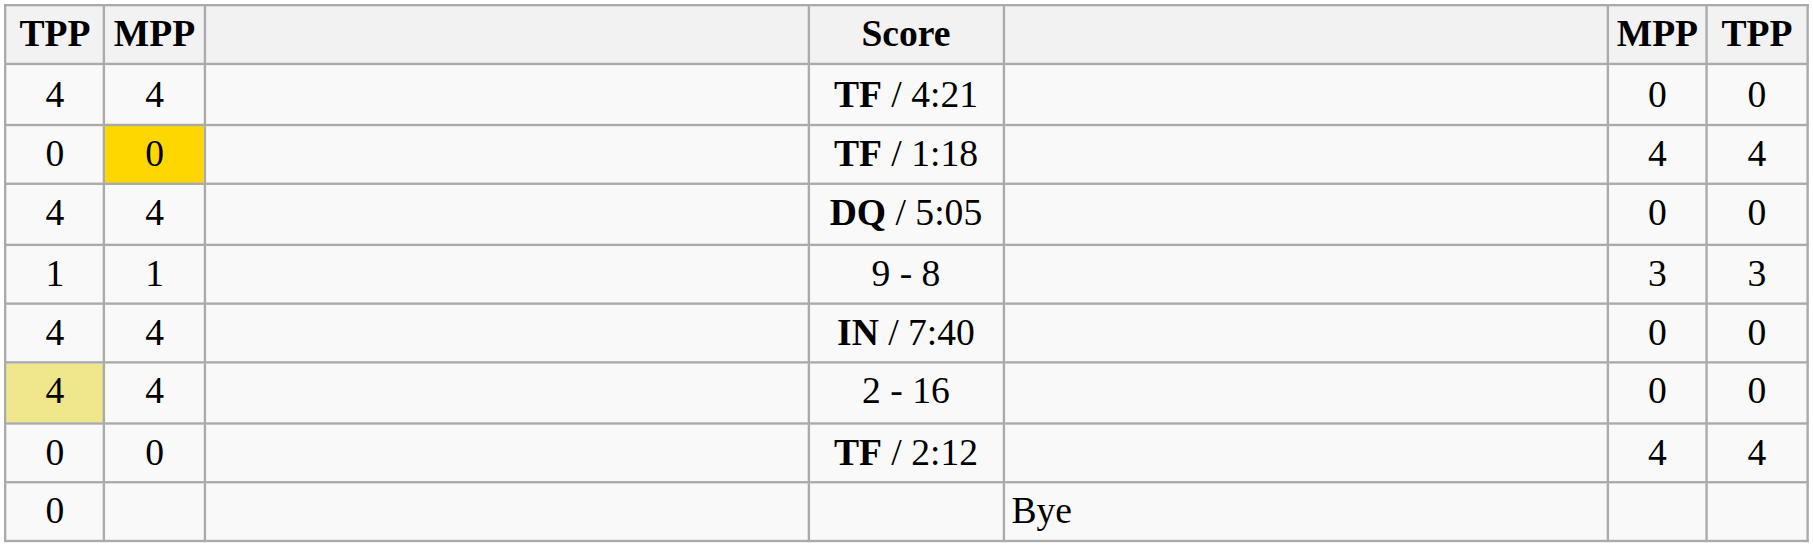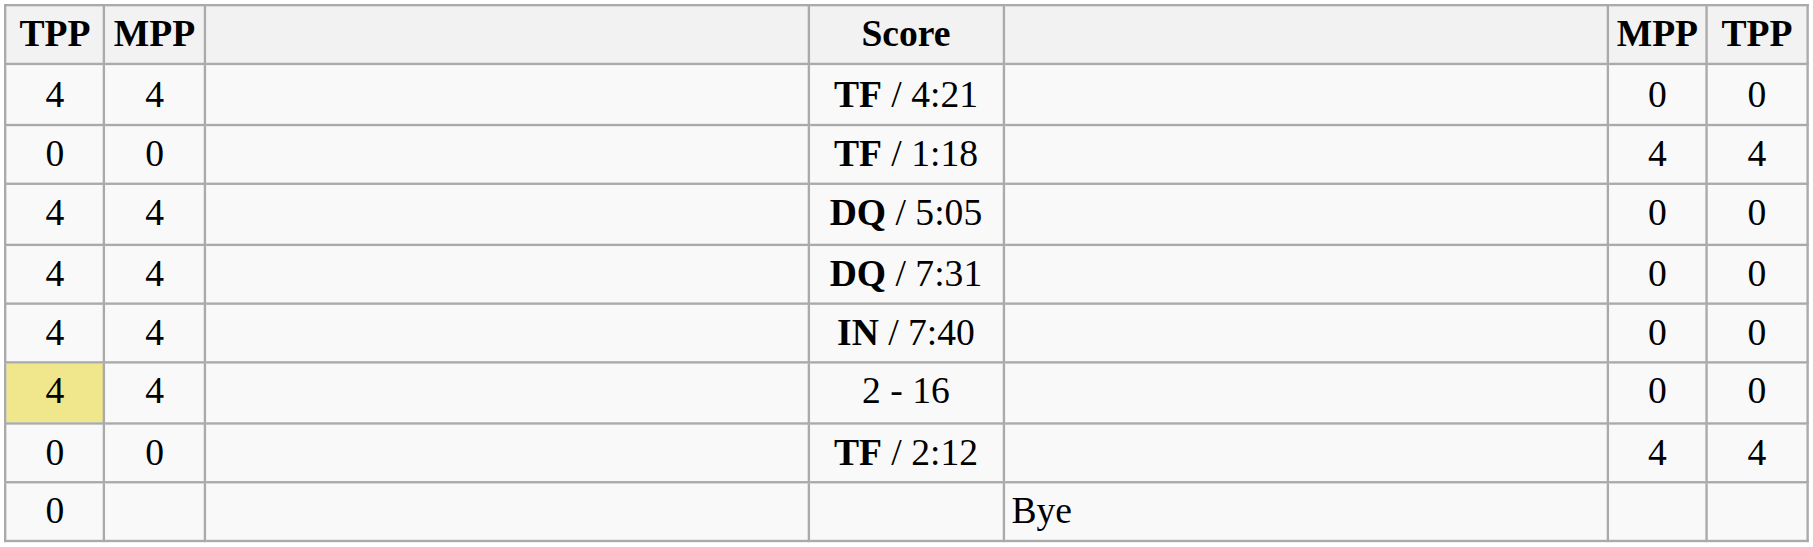(155, 153) gold background -> (155, 153) no background
- row: (906, 272)
+ row: (906, 272)
